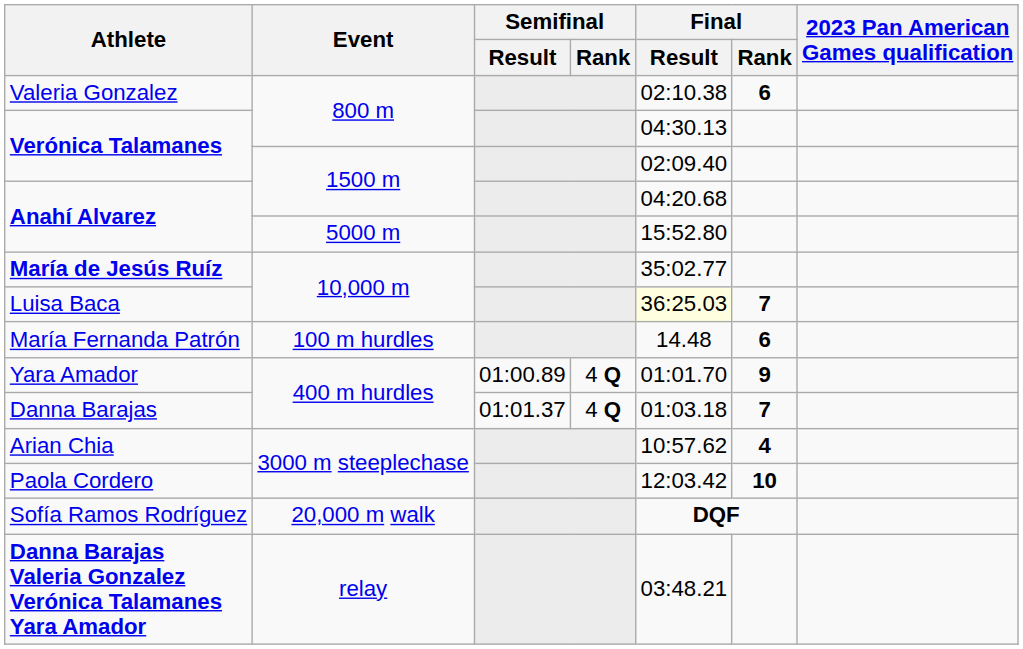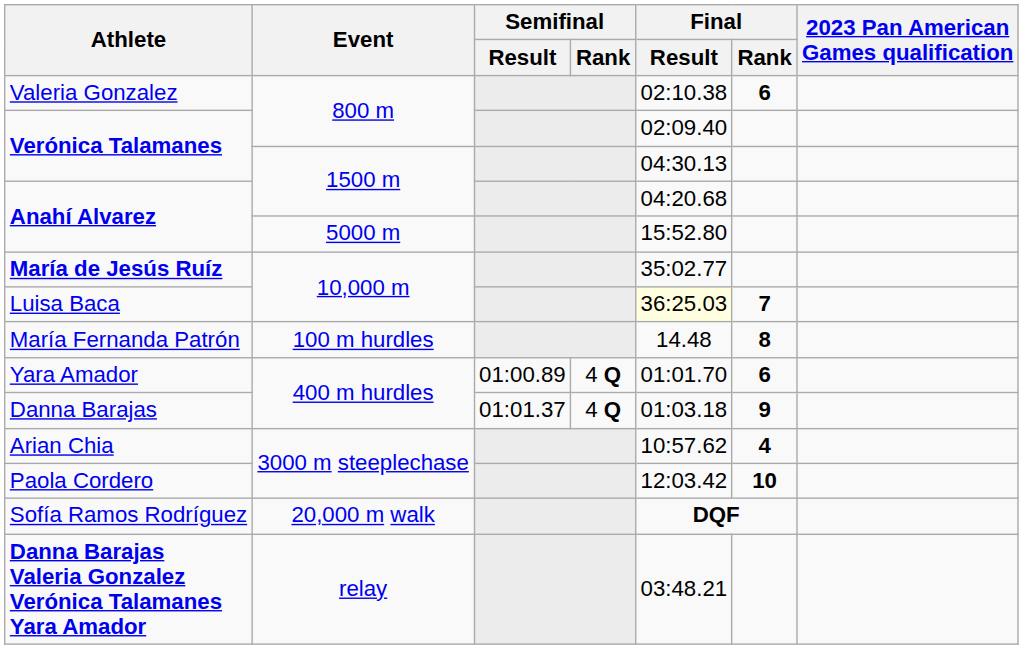(684, 127) 04:30.13 -> (684, 127) 02:09.40
(684, 163) 02:09.40 -> (684, 163) 04:30.13
(765, 339) 6 -> (765, 339) 8
(765, 374) 9 -> (765, 374) 6
(765, 410) 7 -> (765, 410) 9
